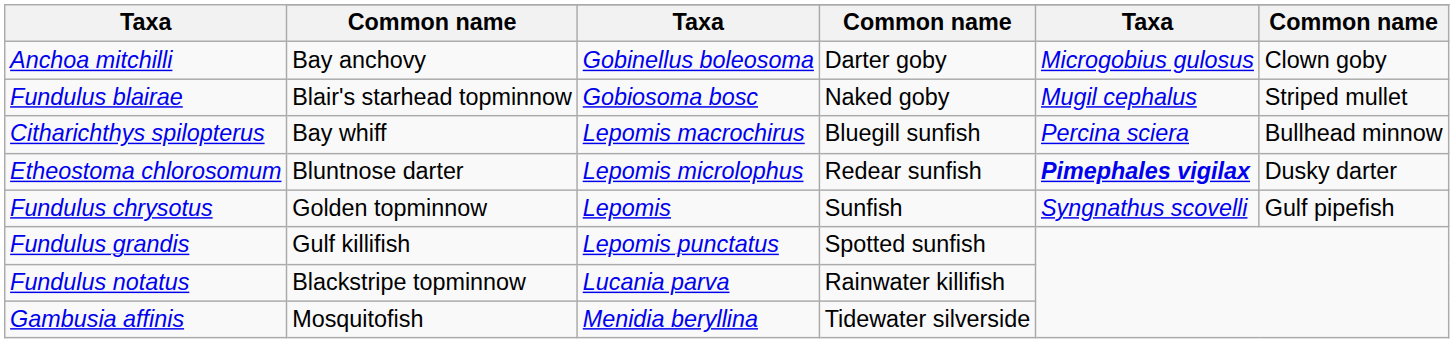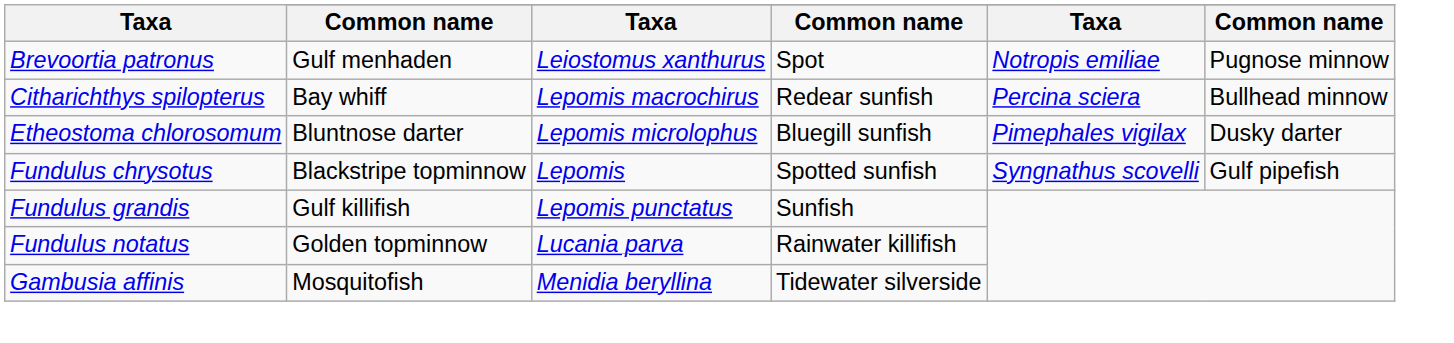- row: (91, 60)
- row: (96, 97)
+ row: (112, 60)
(903, 134) Bluegill sunfish -> (855, 97) Redear sunfish
(903, 171) Redear sunfish -> (854, 134) Bluegill sunfish
(1146, 171) bold -> (1089, 134) normal
(390, 208) Golden topminnow -> (409, 171) Blackstripe topminnow
(864, 208) Sunfish -> (857, 171) Spotted sunfish
(905, 245) Spotted sunfish -> (815, 208) Sunfish
(409, 282) Blackstripe topminnow -> (390, 245) Golden topminnow
